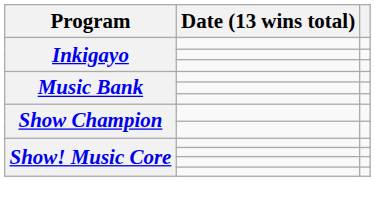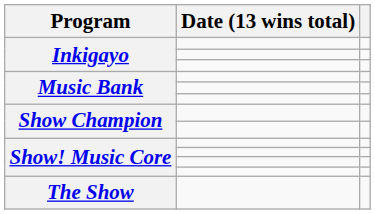+ row: (90, 192)
